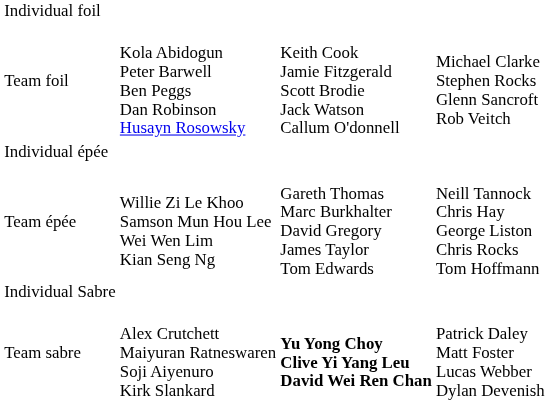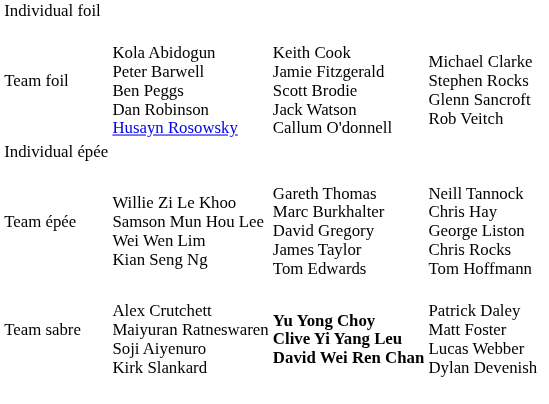- row: (60, 291)
